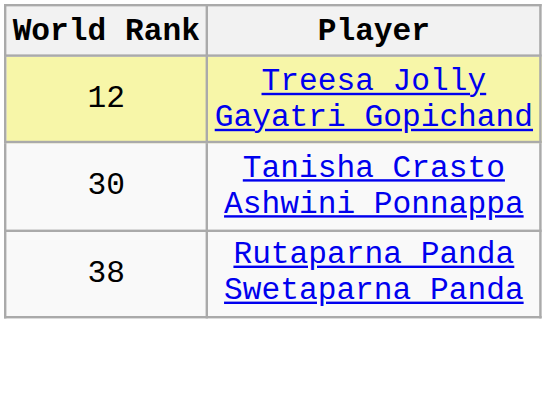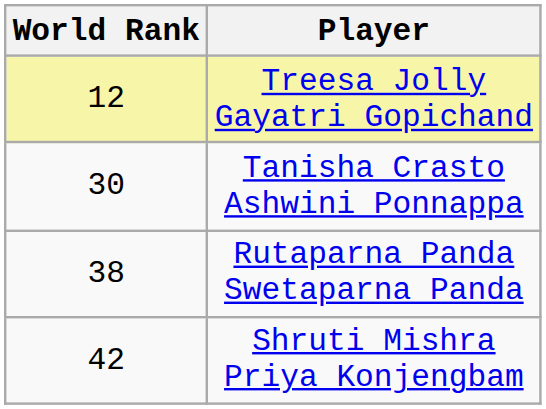+ row: (374, 360)
